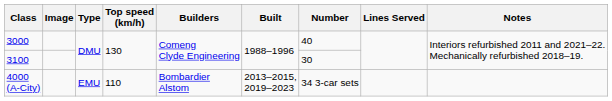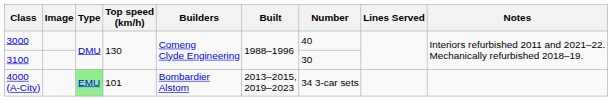(89, 82) no background -> (89, 82) lightgreen background
(113, 82) 110 -> (113, 82) 101
